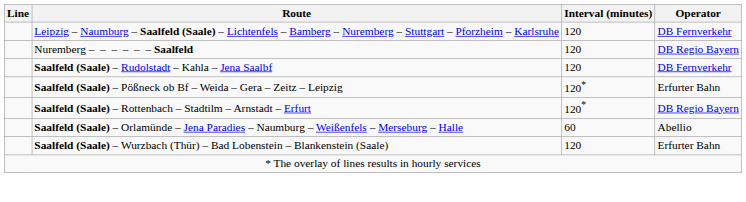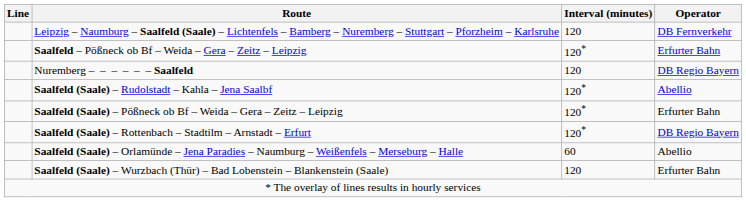+ row: (170, 51)
(573, 67) 120 -> (575, 90) 120*
(695, 67) DB Fernverkehr -> (675, 90) Abellio
